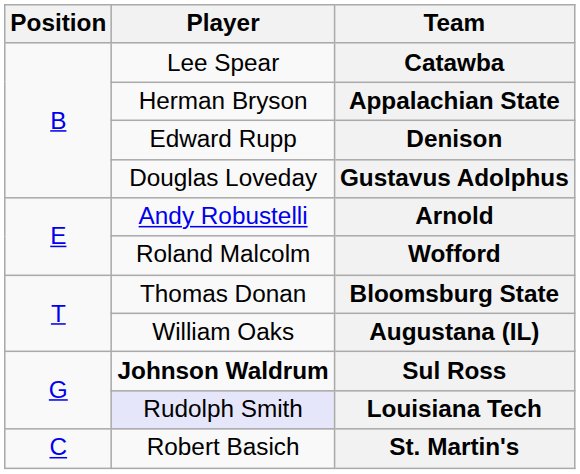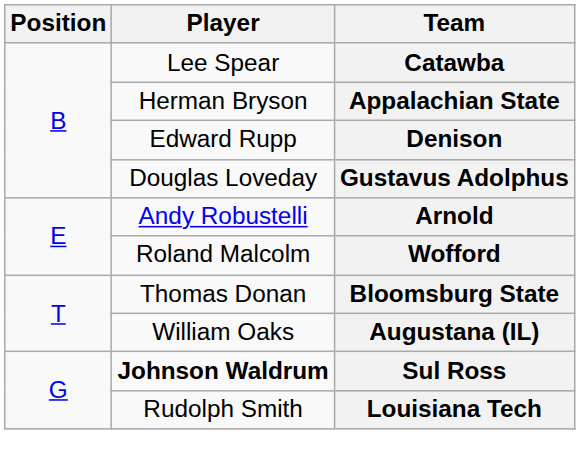(223, 409) lavender background -> (223, 409) no background
- row: (454, 448)
